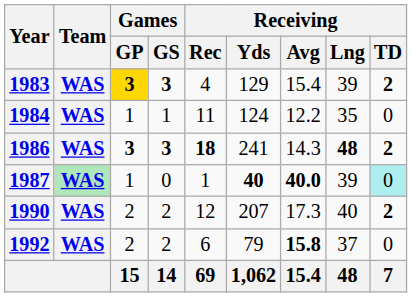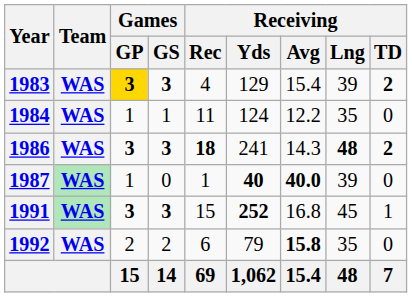(388, 180) paleturquoise background -> (388, 180) no background
- row: (29, 212)
+ row: (29, 212)
(347, 244) 37 -> (347, 244) 35
